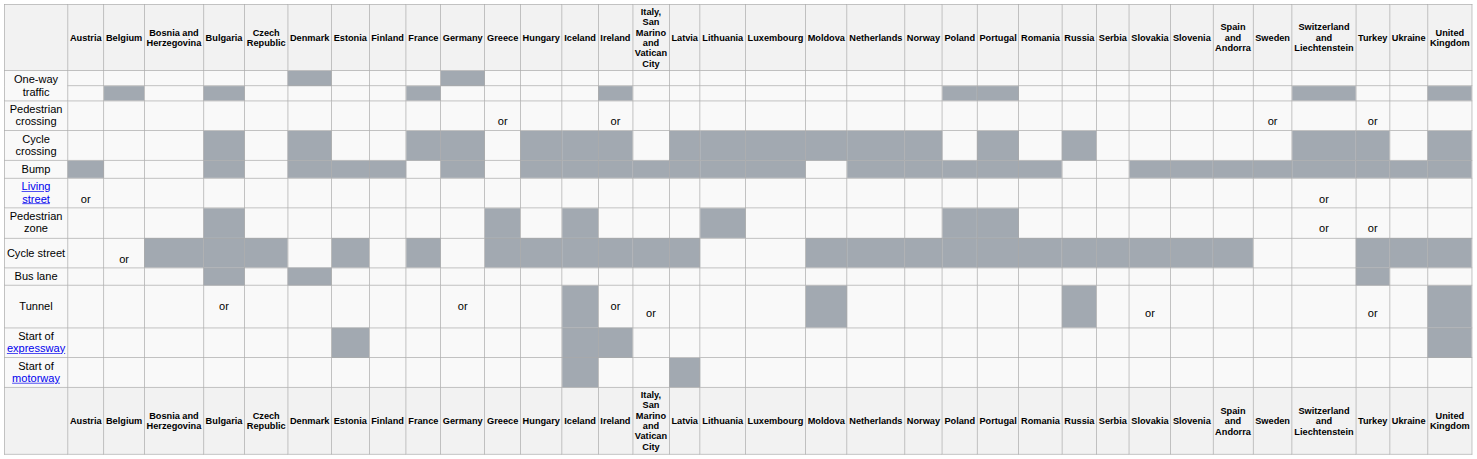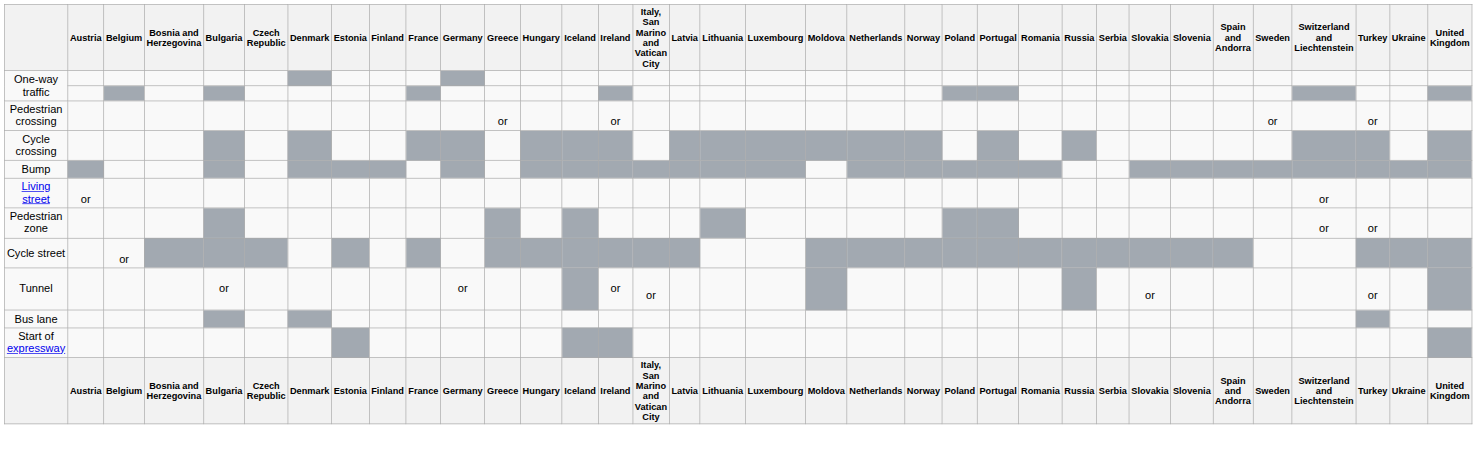rows swapped: (36, 276) <-> (36, 306)
- row: (36, 372)
